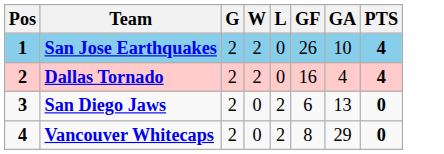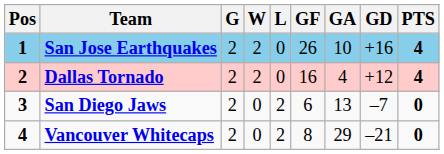+ column: (379, 18)
